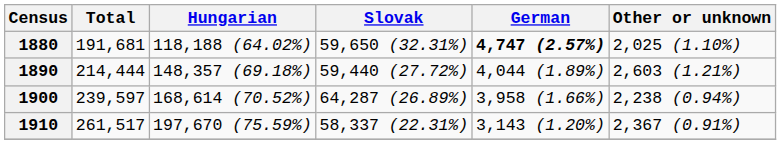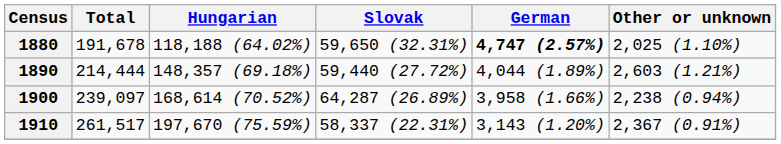(111, 45) 191,681 -> (111, 45) 191,678
(111, 99) 239,597 -> (111, 99) 239,097
